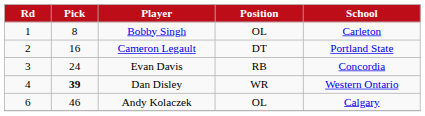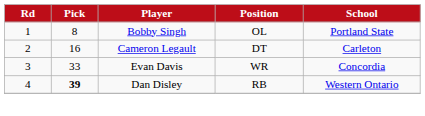(362, 31) Carleton -> (362, 31) Portland State
(362, 48) Portland State -> (362, 48) Carleton
(75, 66) 24 -> (75, 66) 33
(259, 66) RB -> (259, 66) WR
(259, 84) WR -> (259, 84) RB
- row: (157, 102)
